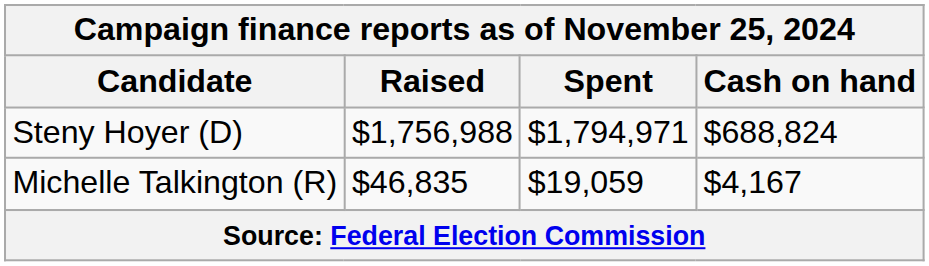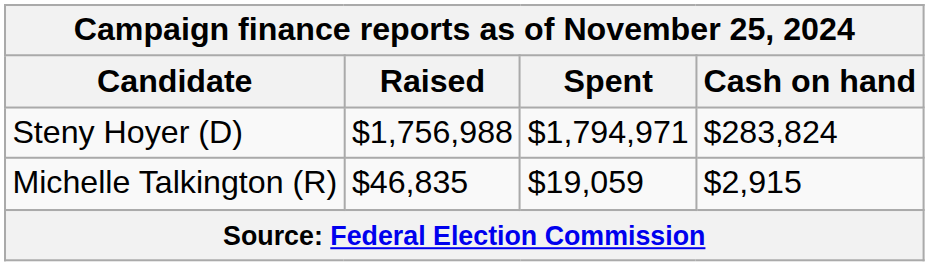(771, 132) $688,824 -> (771, 132) $283,824
(753, 183) $4,167 -> (753, 183) $2,915
